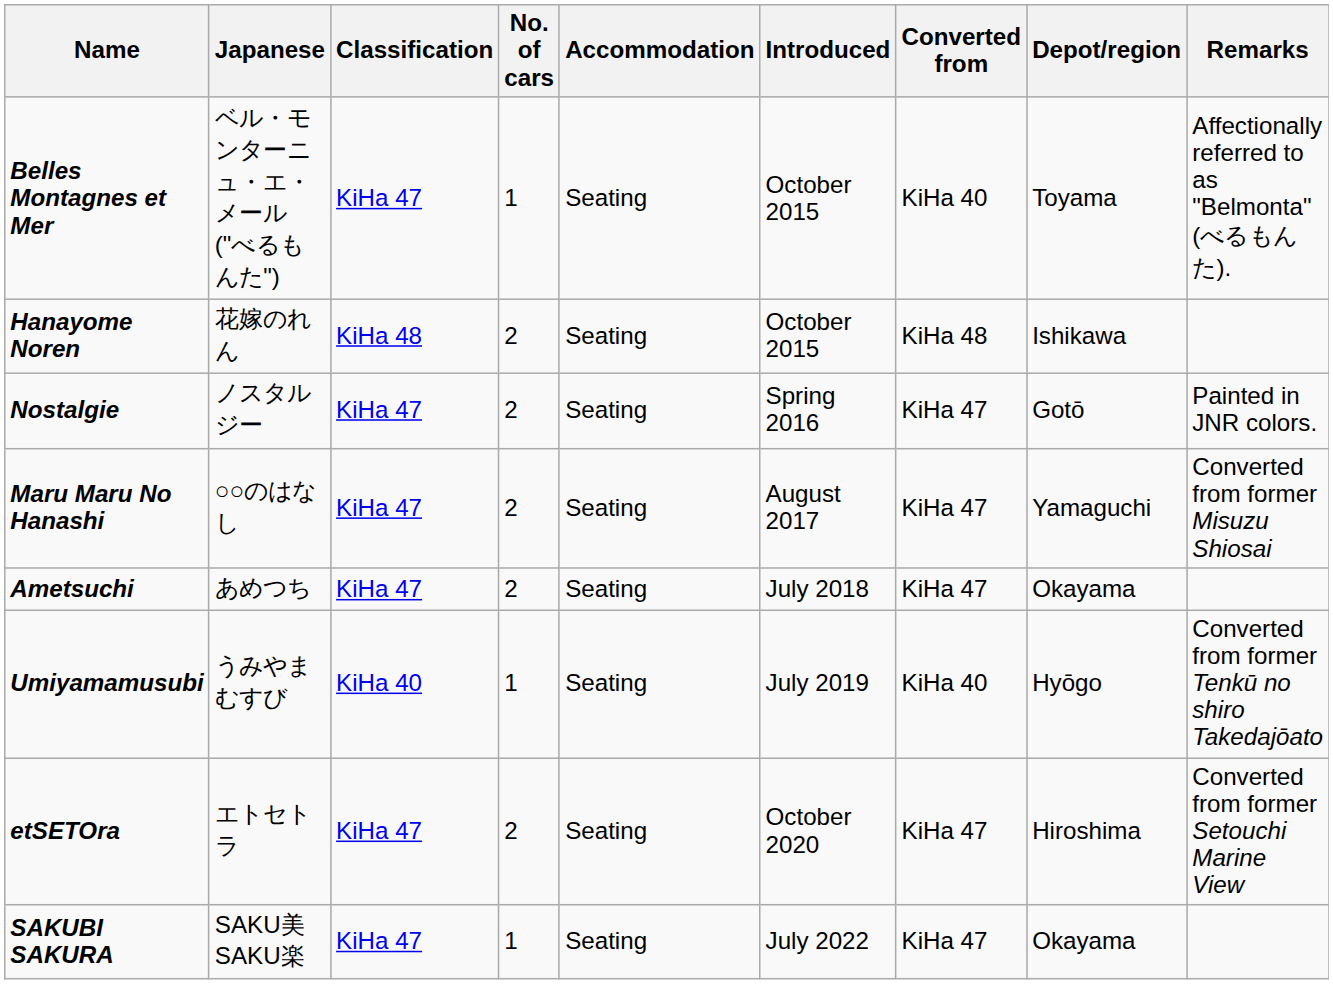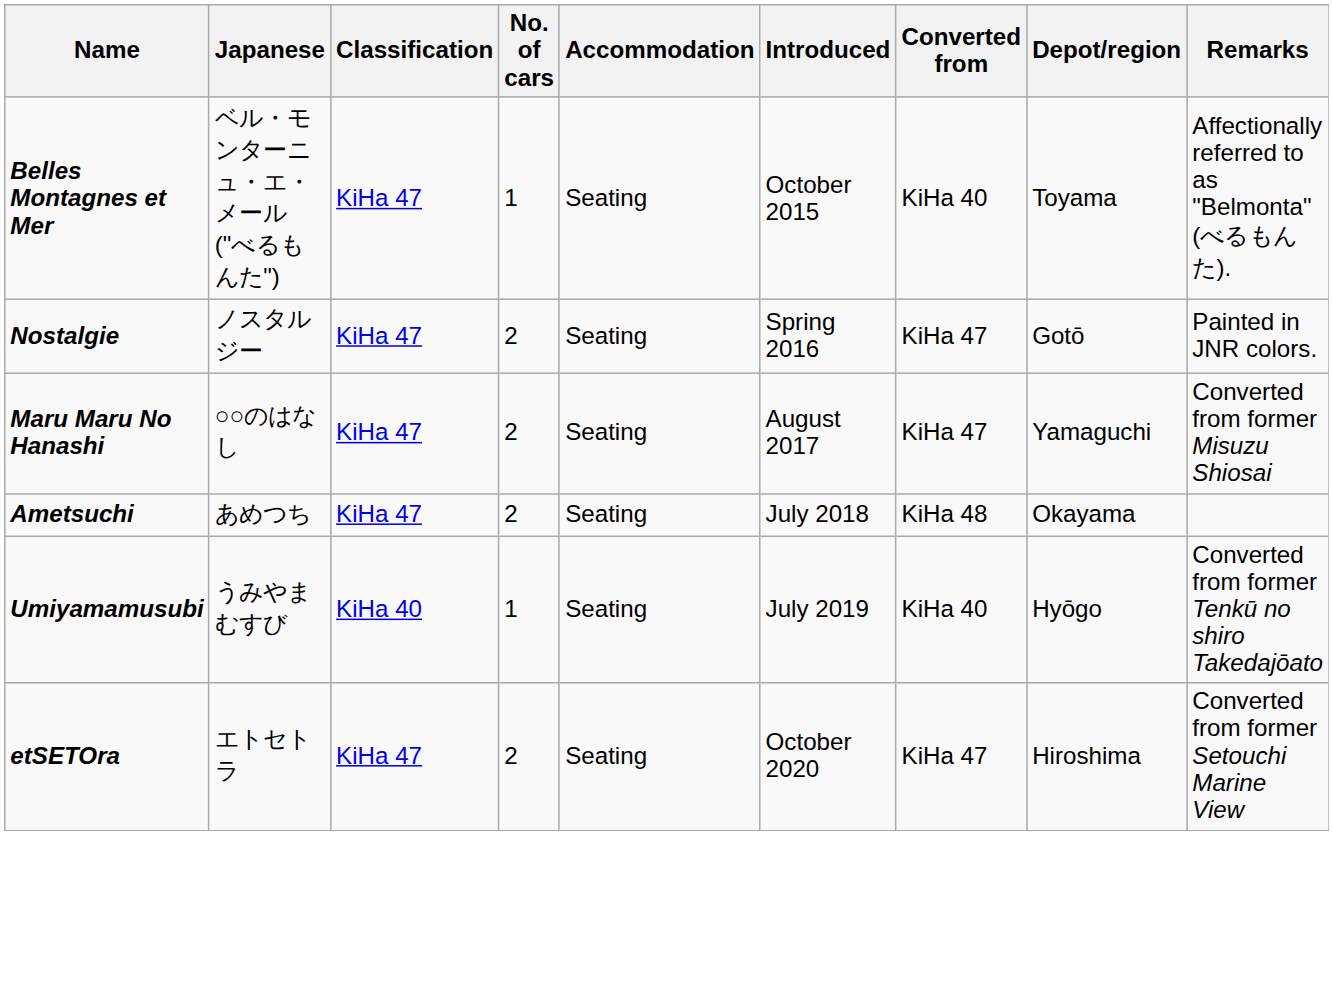- row: (71, 335)
(945, 588) KiHa 47 -> (945, 514) KiHa 48
- row: (62, 941)
